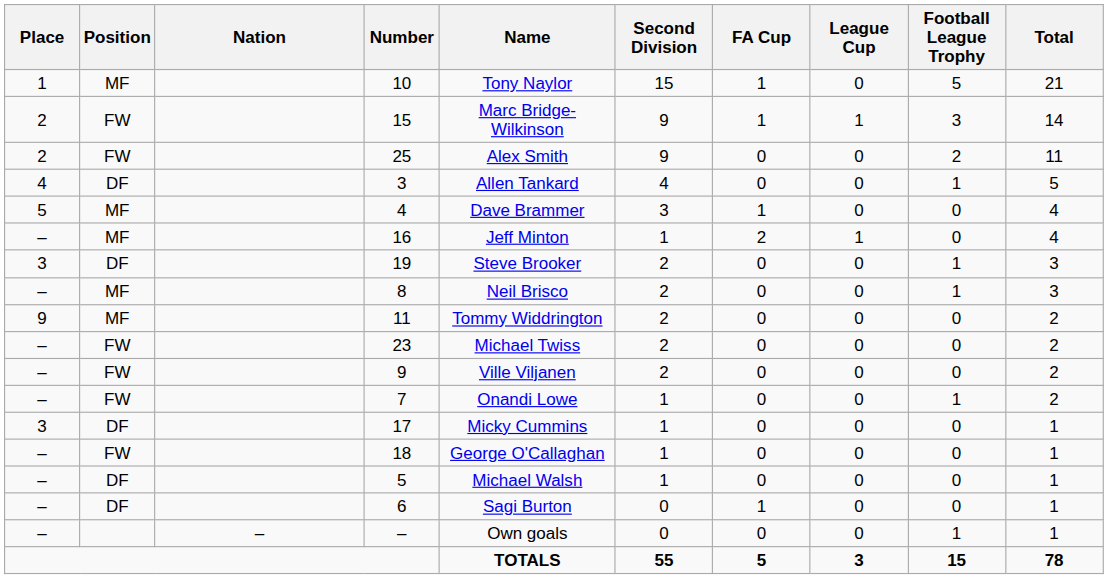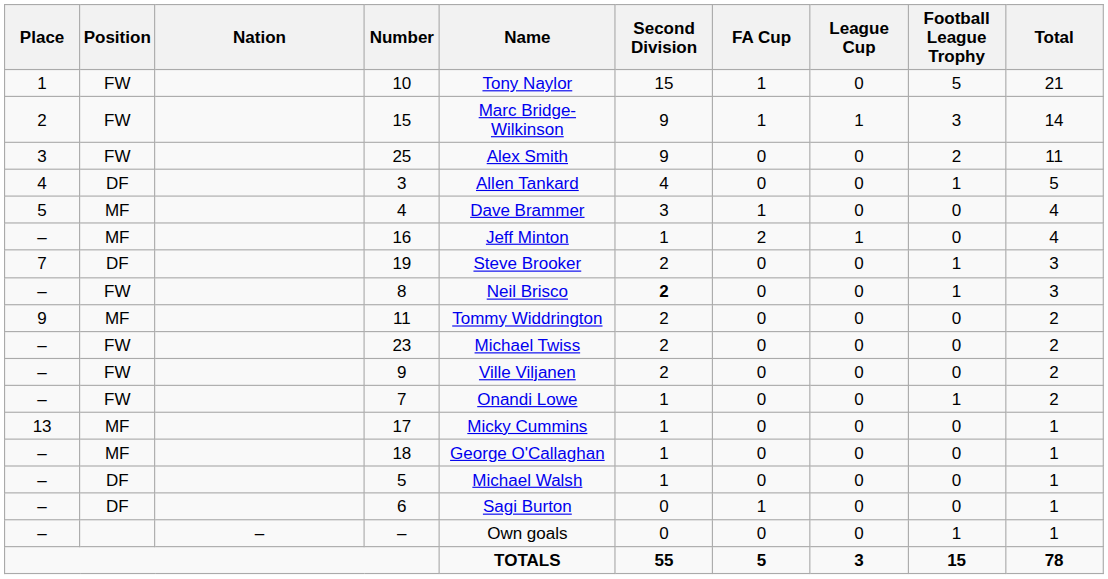(117, 83) MF -> (117, 83) FW
(42, 156) 2 -> (42, 156) 3
(42, 264) 3 -> (42, 264) 7
(117, 291) MF -> (117, 291) FW
(664, 291) normal -> (664, 291) bold
(42, 426) 3 -> (42, 426) 13
(117, 426) DF -> (117, 426) MF
(117, 453) FW -> (117, 453) MF
